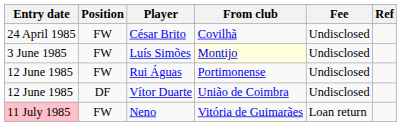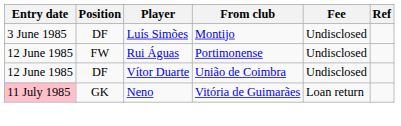- row: (158, 33)
(103, 53) FW -> (100, 33) DF
(218, 53) lightyellow background -> (215, 33) no background
(103, 111) FW -> (100, 92) GK
